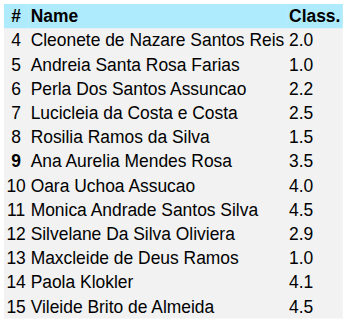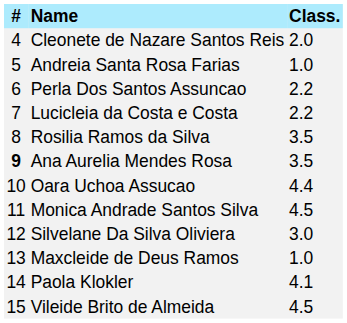(301, 113) 2.5 -> (301, 113) 2.2
(301, 137) 1.5 -> (301, 137) 3.5
(301, 186) 4.0 -> (301, 186) 4.4
(301, 234) 2.9 -> (301, 234) 3.0
